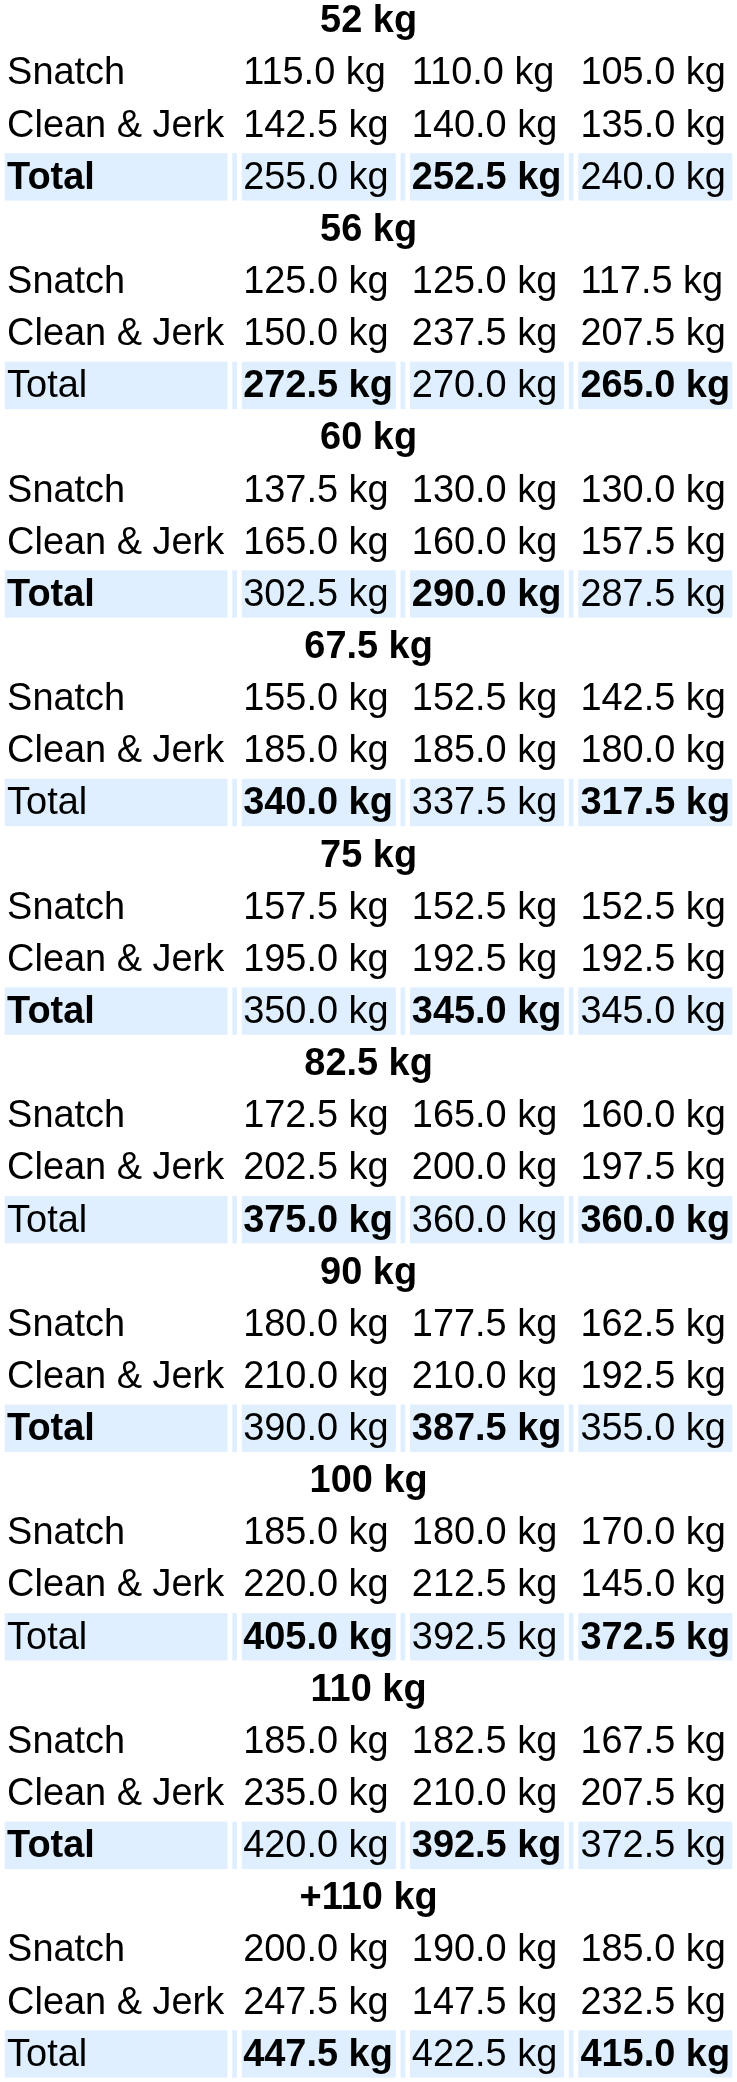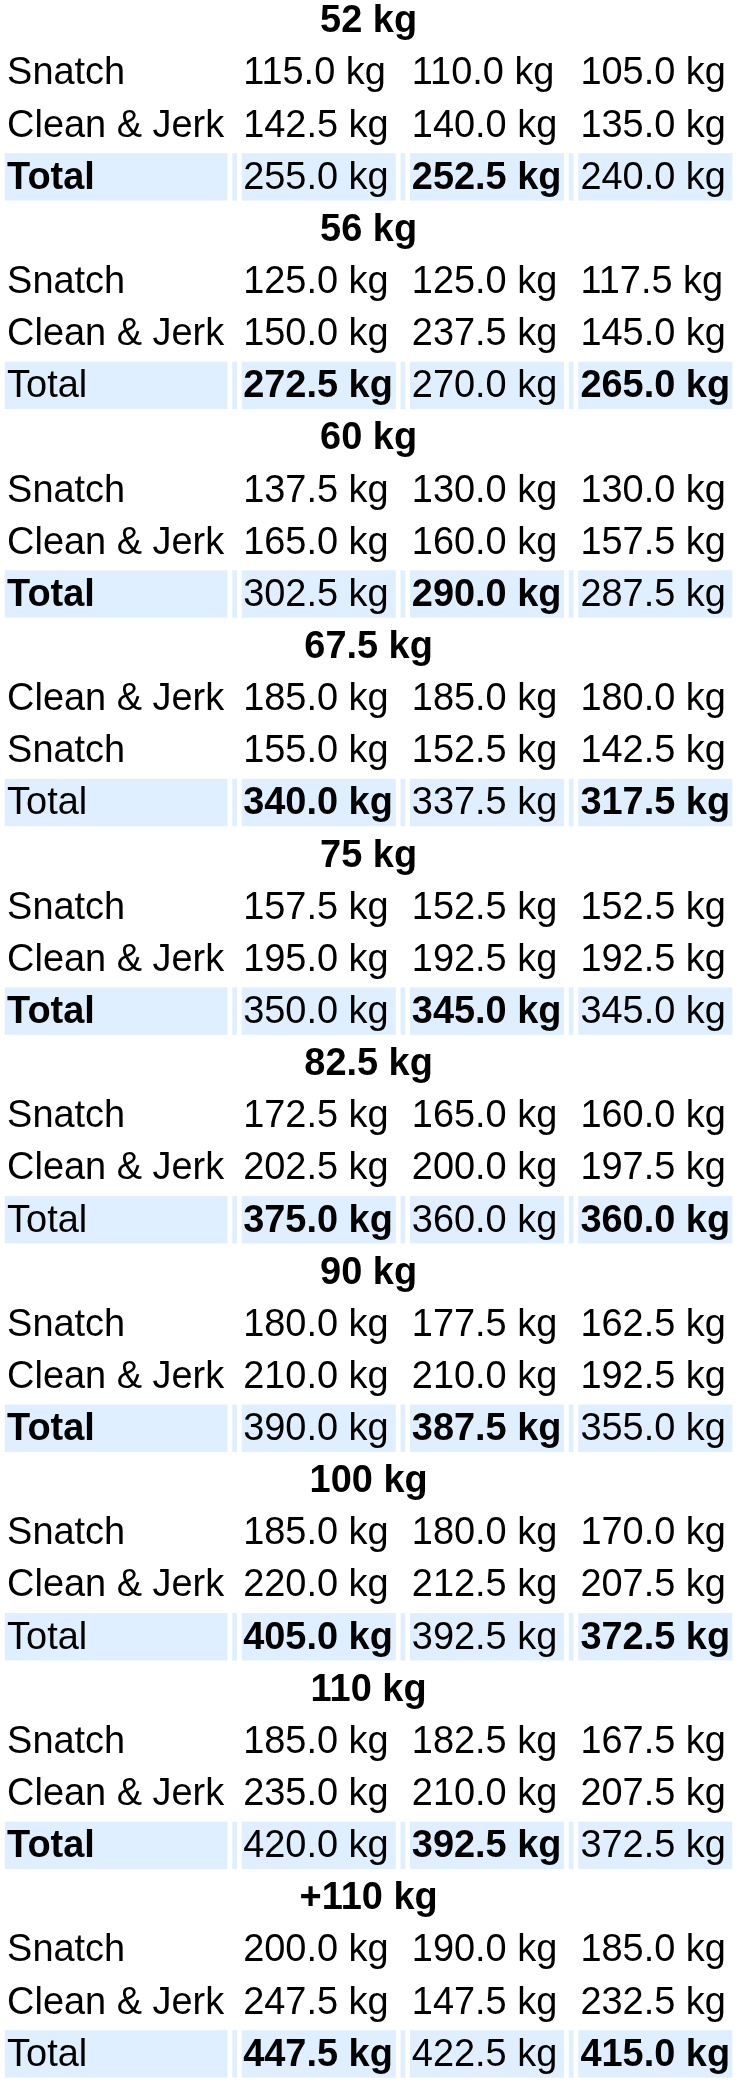(653, 332) 207.5 kg -> (653, 332) 145.0 kg
rows swapped: (66, 697) <-> (116, 749)
(653, 1583) 145.0 kg -> (653, 1583) 207.5 kg
